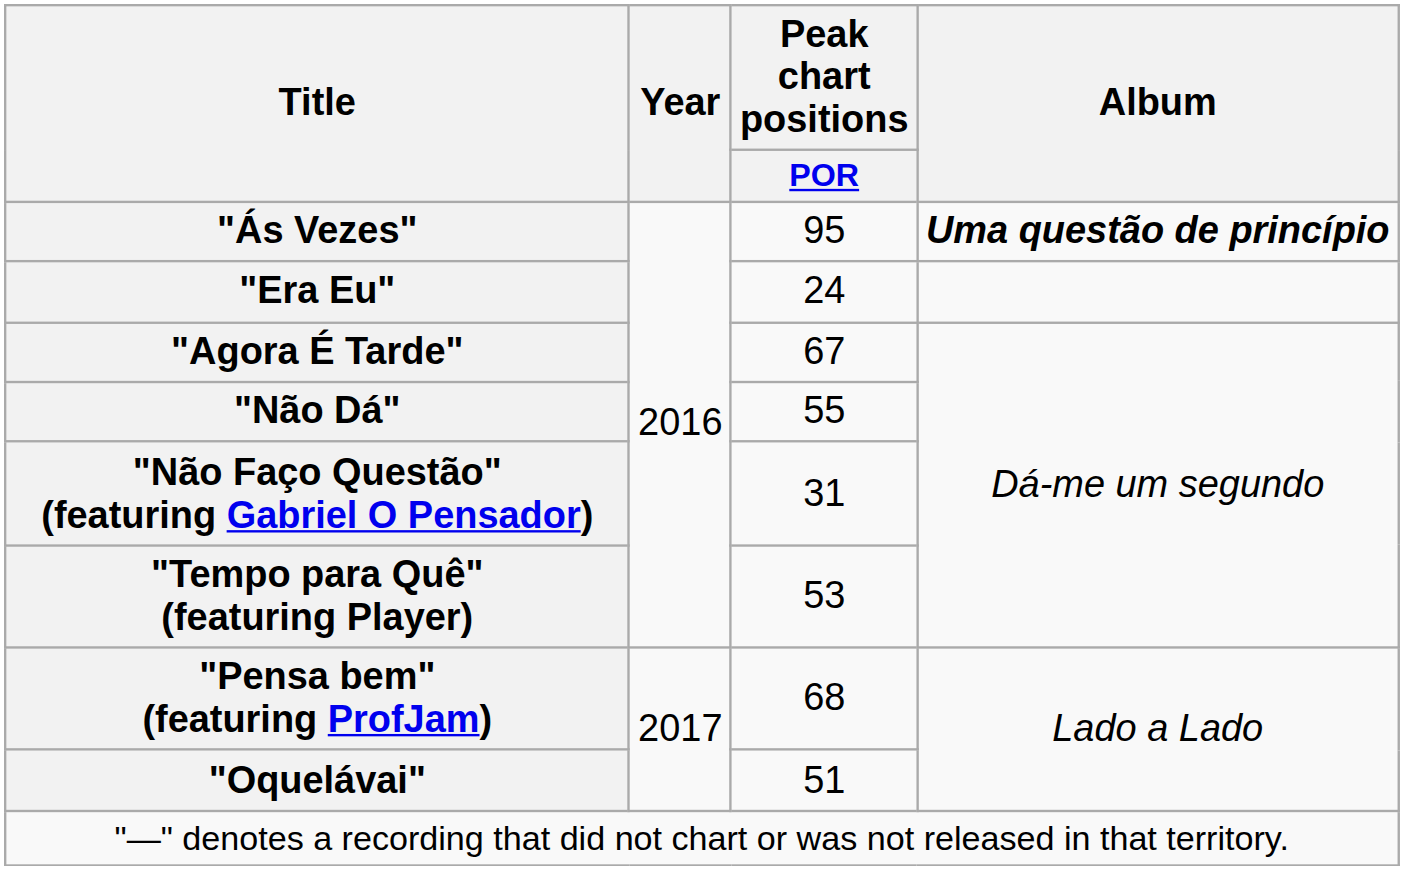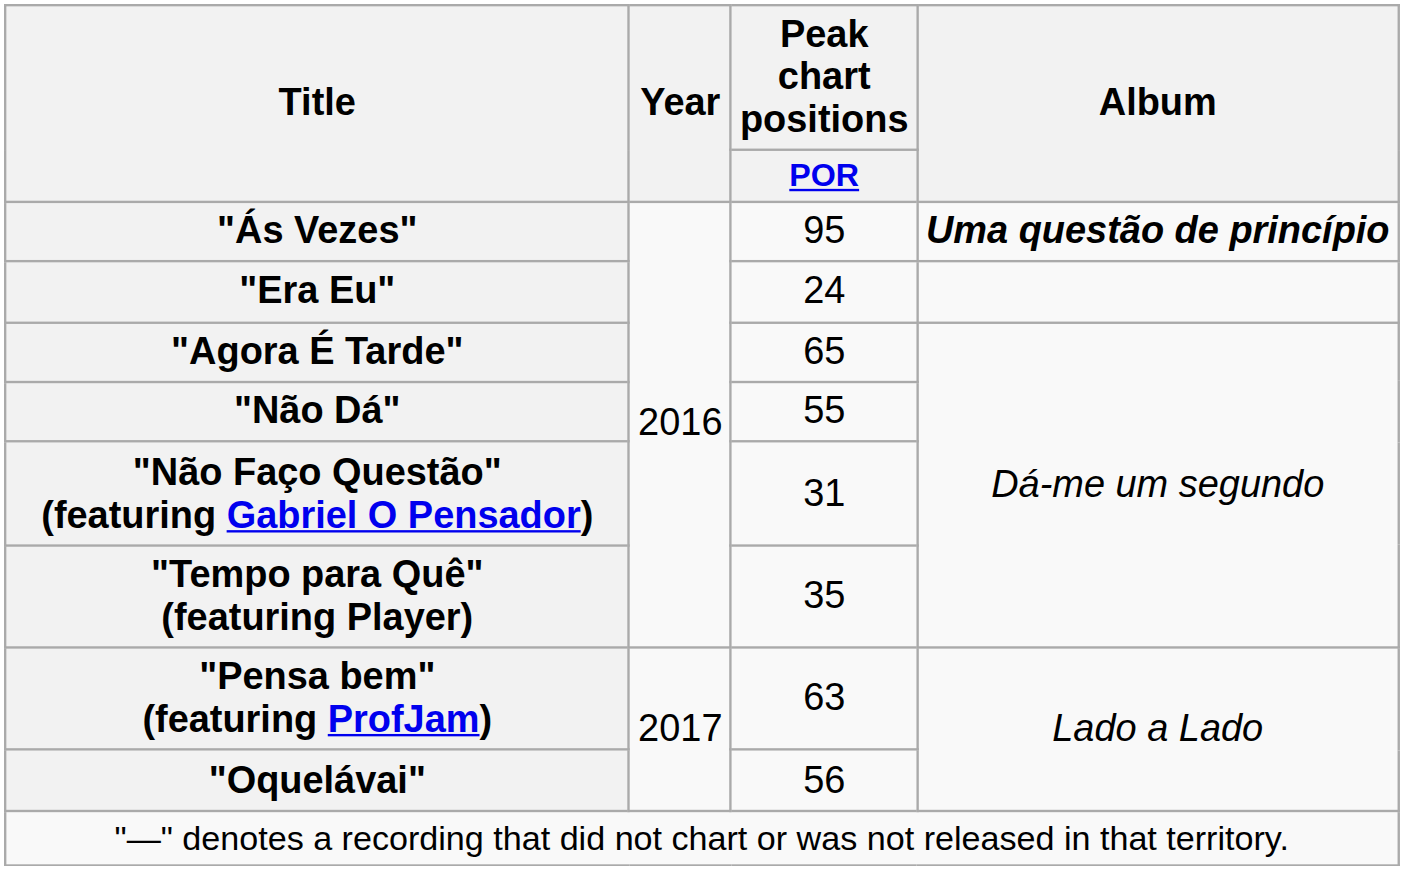(824, 351) 67 -> (824, 351) 65
(824, 595) 53 -> (824, 595) 35
(824, 698) 68 -> (824, 698) 63
(824, 779) 51 -> (824, 779) 56
